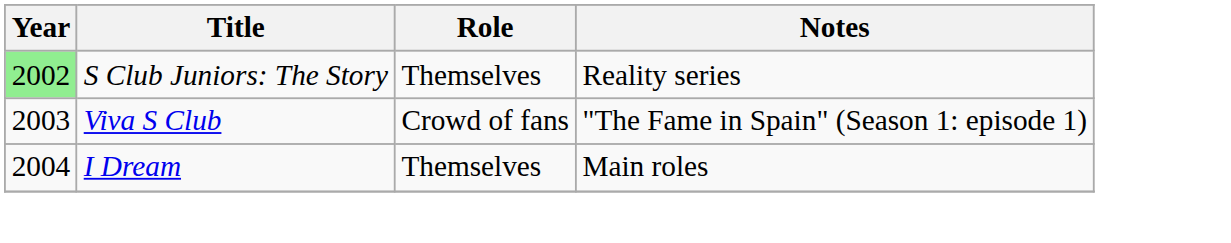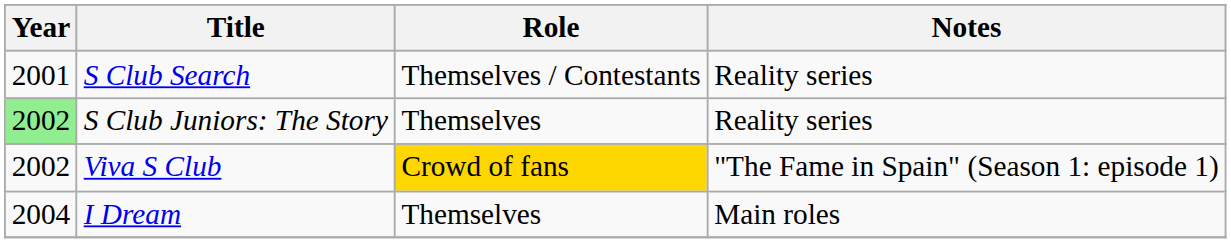+ row: (167, 74)
(41, 120) 2003 -> (41, 167) 2002
(485, 120) no background -> (485, 167) gold background
